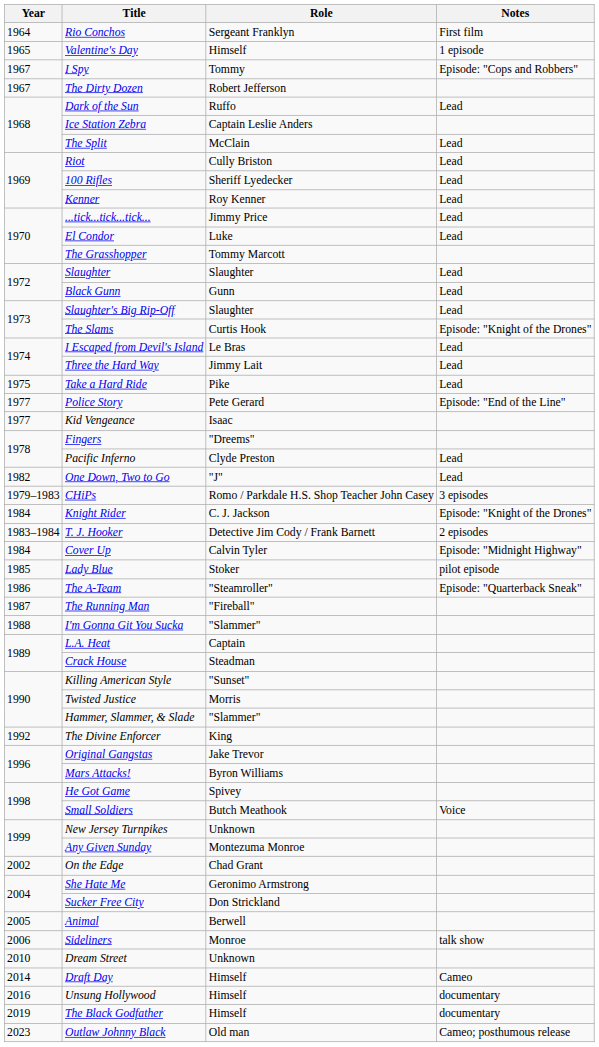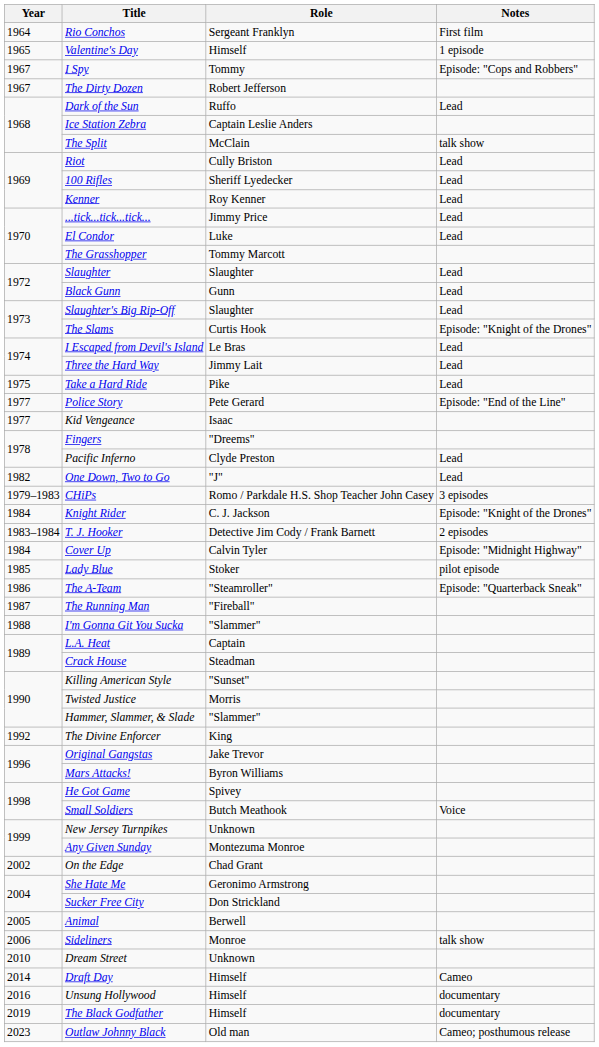(451, 143) Lead -> (462, 143) talk show
